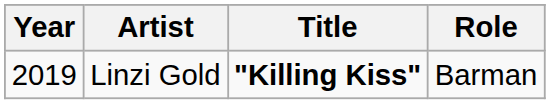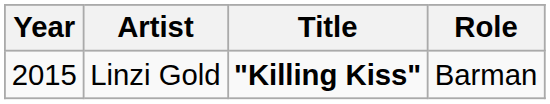(44, 74) 2019 -> (44, 74) 2015
